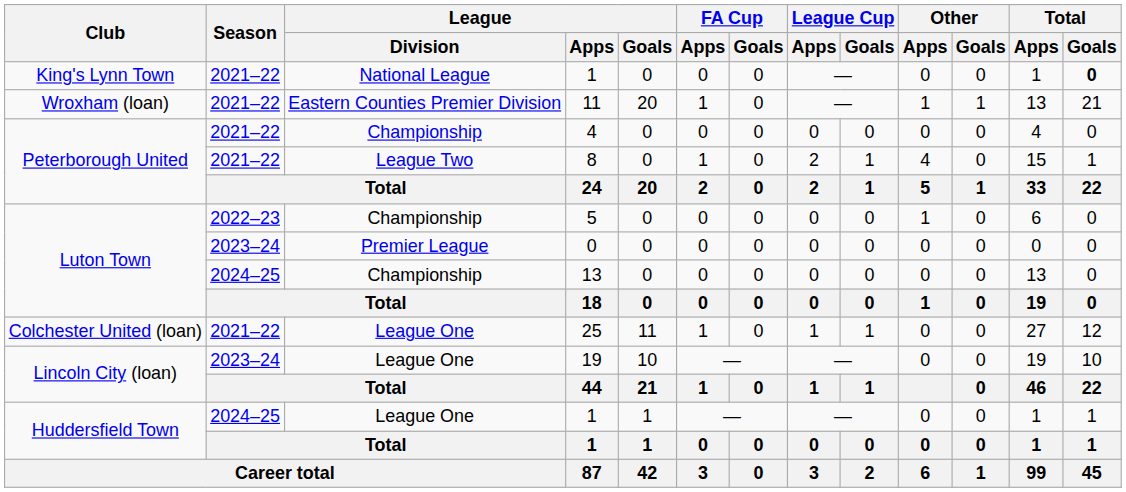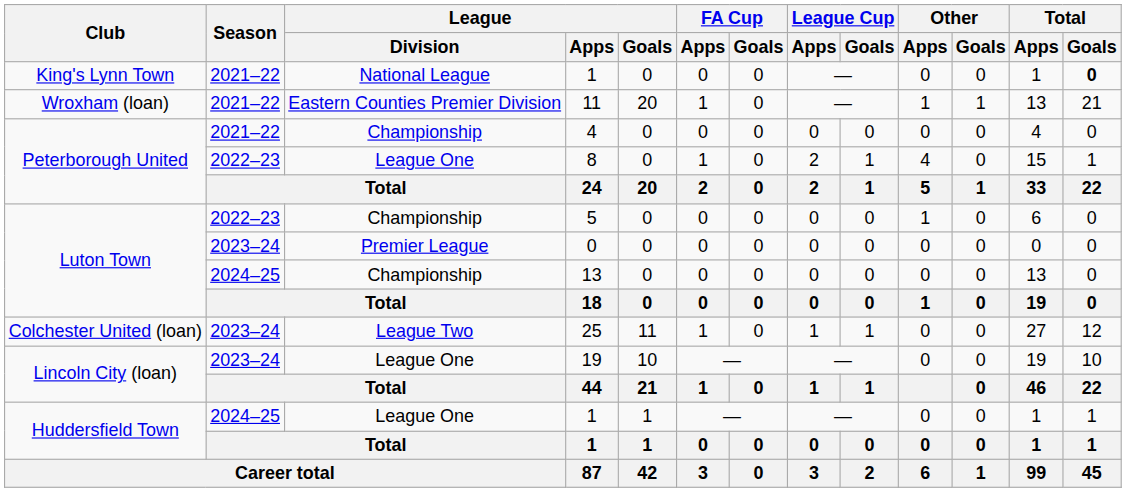(245, 160) 2021–22 -> (245, 160) 2022–23
(425, 160) League Two -> (425, 160) League One
(245, 331) 2021–22 -> (245, 331) 2023–24
(425, 331) League One -> (425, 331) League Two
